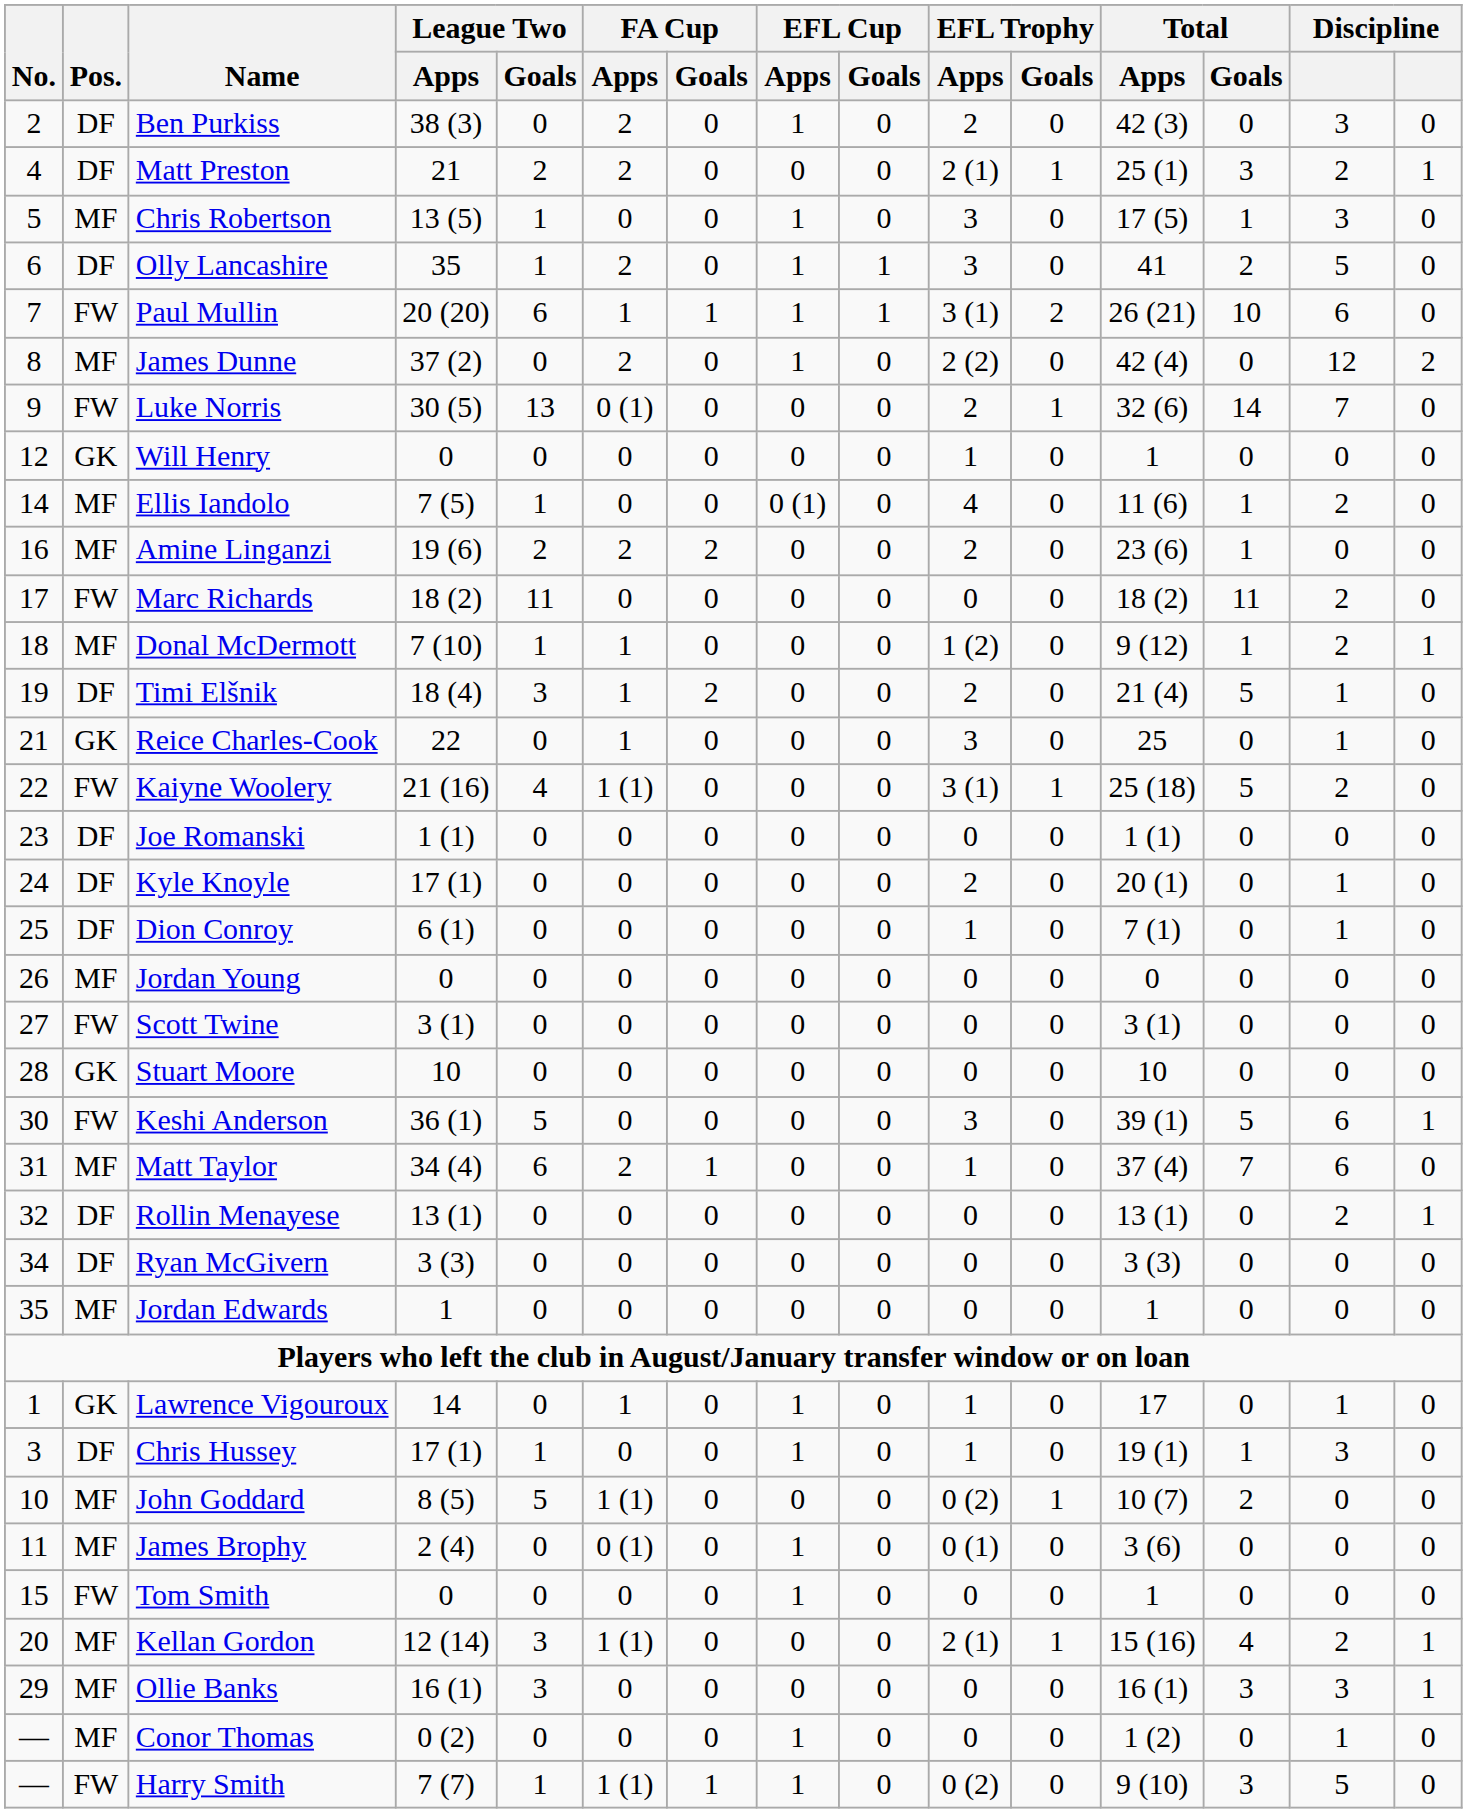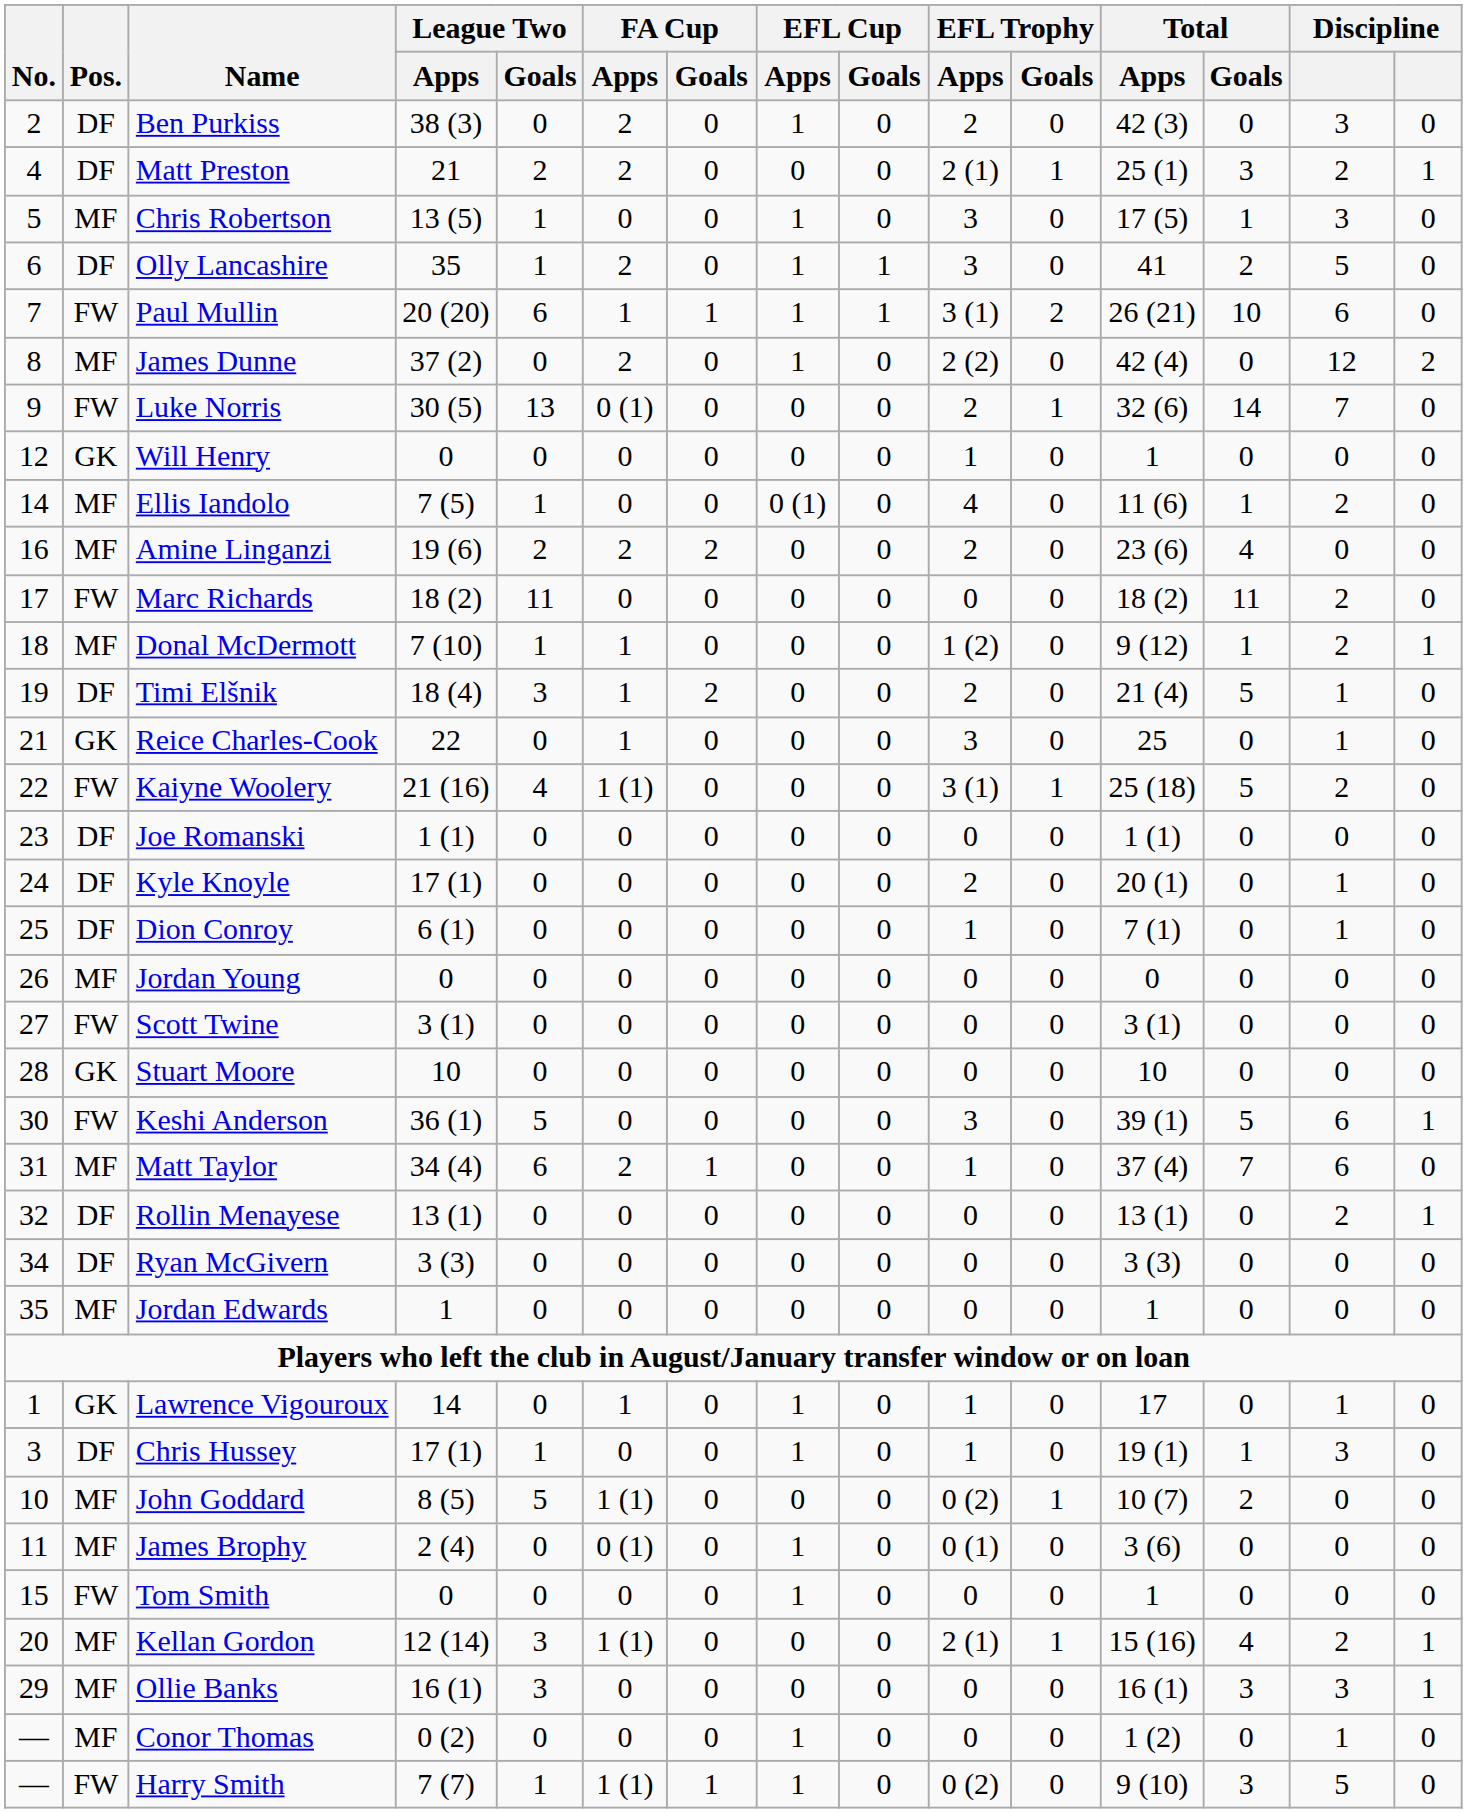(1246, 550) 1 -> (1246, 550) 4
